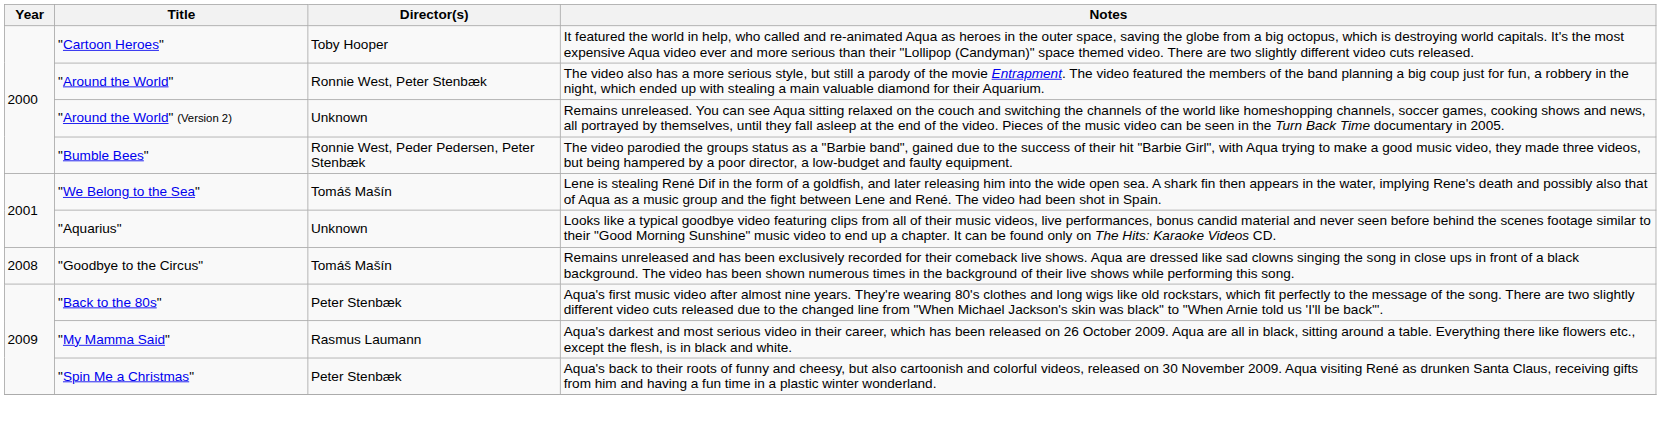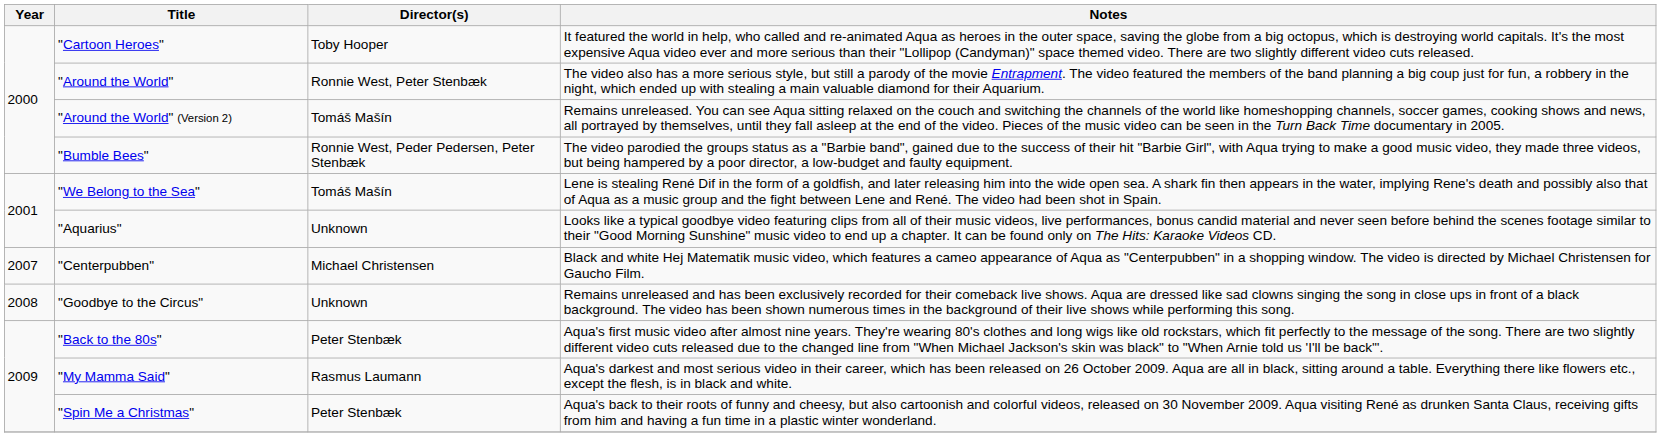(339, 118) Unknown -> (351, 118) Tomáš Mašín
+ row: (106, 265)
(351, 265) Tomáš Mašín -> (339, 302) Unknown
